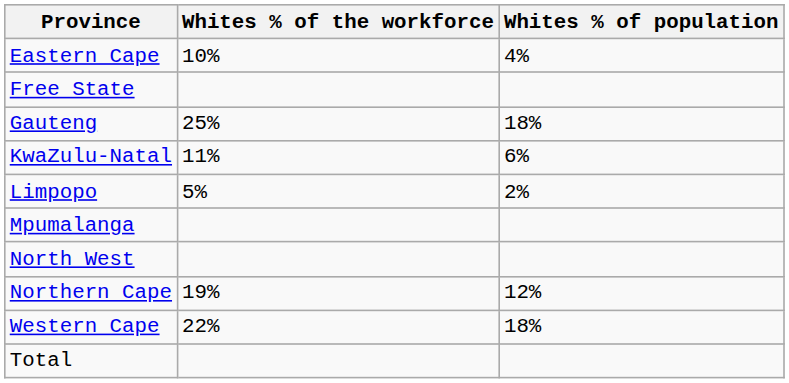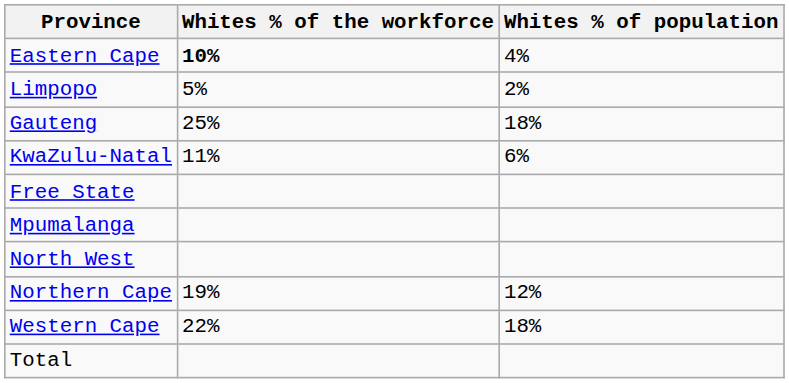(201, 56) normal -> (201, 56) bold
rows swapped: (72, 90) <-> (53, 191)
